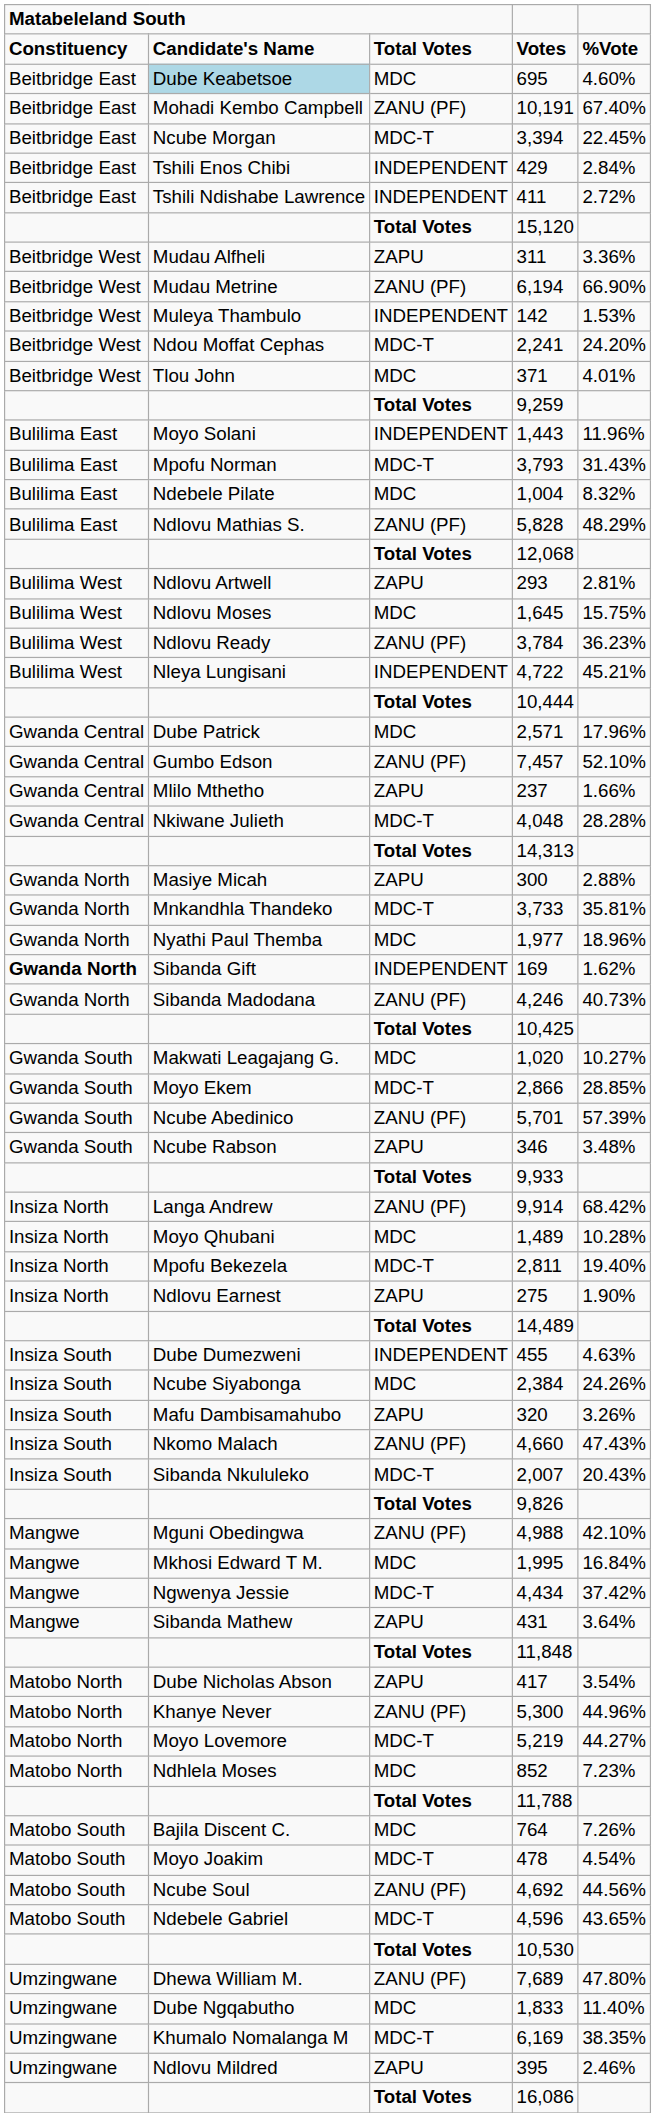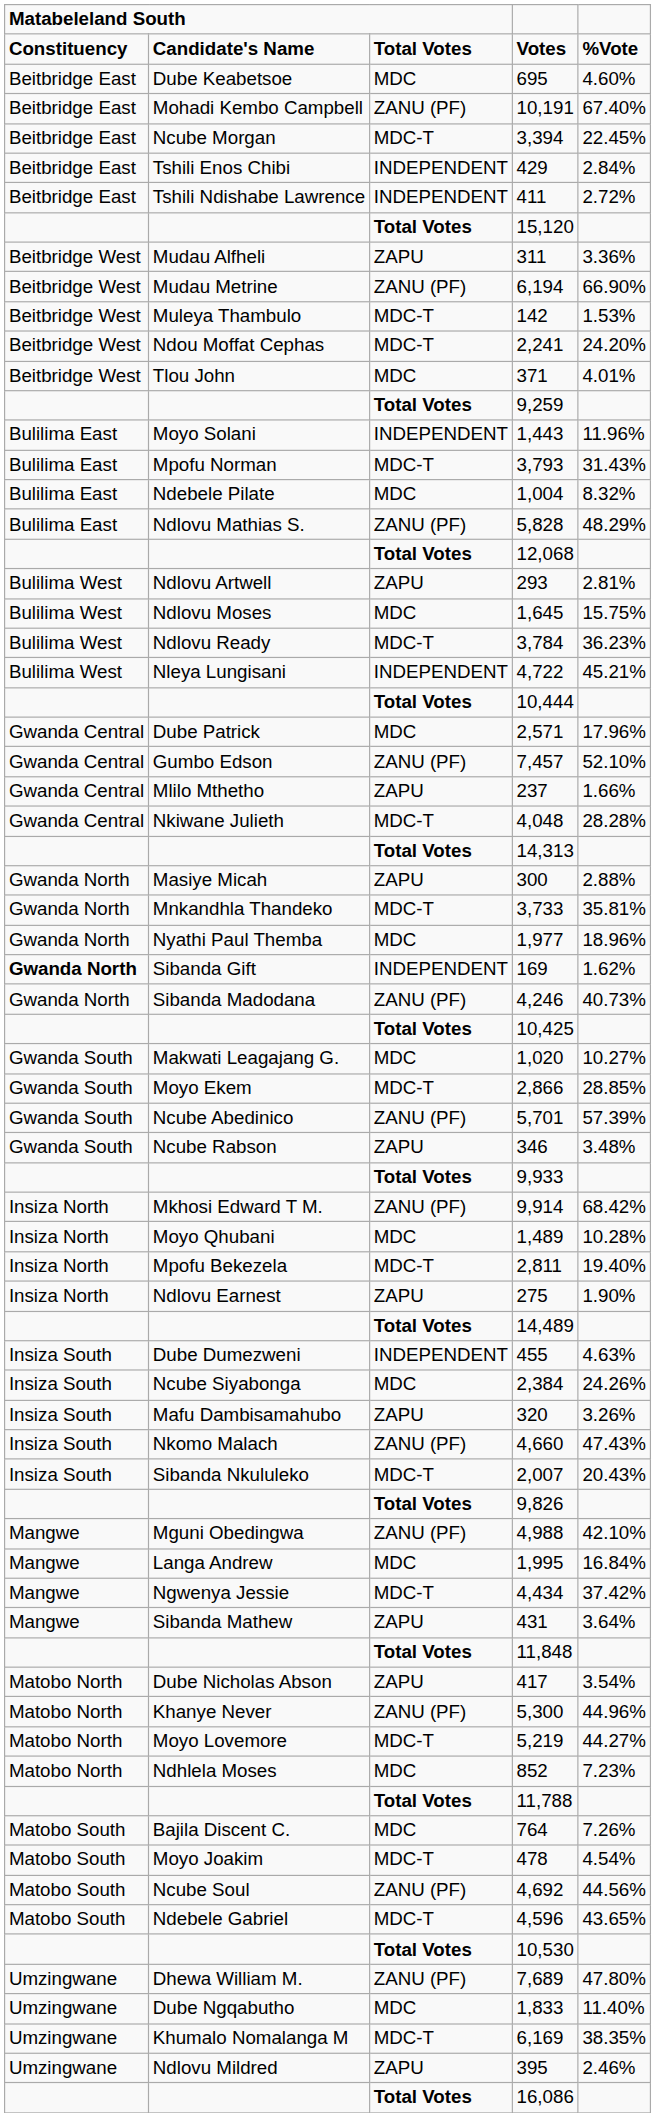(223, 78) lightblue background -> (223, 78) no background
(441, 316) INDEPENDENT -> (404, 316) MDC-T
(420, 642) ZANU (PF) -> (404, 642) MDC-T
(213, 1206) Langa Andrew -> (238, 1206) Mkhosi Edward T M.
(238, 1563) Mkhosi Edward T M. -> (213, 1563) Langa Andrew
